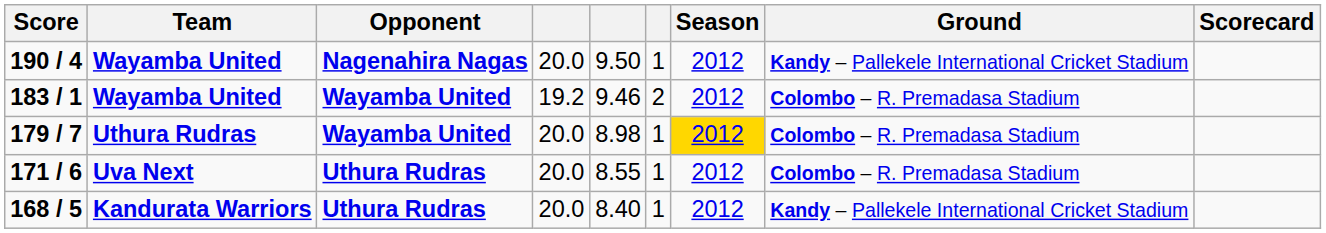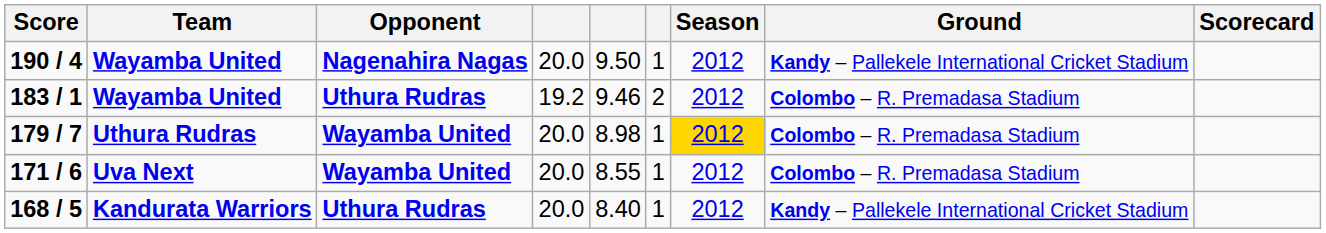(417, 97) Wayamba United -> (404, 97) Uthura Rudras
(404, 172) Uthura Rudras -> (417, 172) Wayamba United
